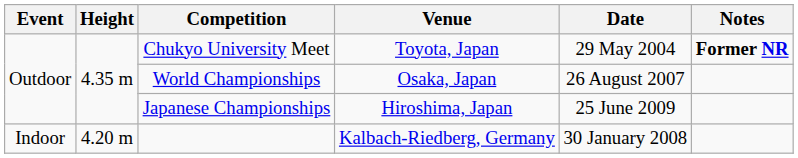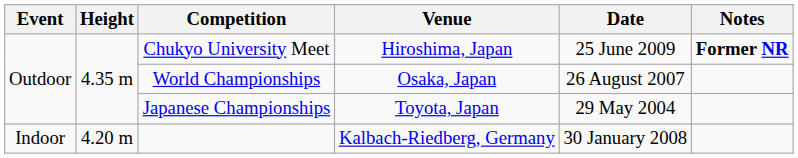(447, 49) Toyota, Japan -> (447, 49) Hiroshima, Japan
(625, 49) 29 May 2004 -> (625, 49) 25 June 2009
(447, 108) Hiroshima, Japan -> (447, 108) Toyota, Japan
(625, 108) 25 June 2009 -> (625, 108) 29 May 2004
